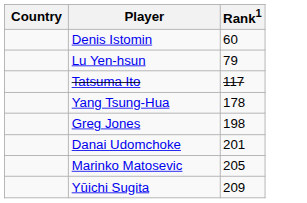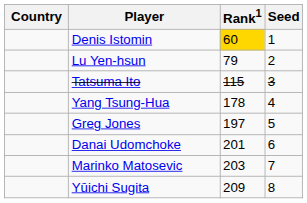+ column: (284, 16)
(230, 39) no background -> (230, 39) gold background
(234, 81) 117 -> (234, 81) 115
(234, 123) 198 -> (234, 123) 197
(234, 166) 205 -> (234, 166) 203
